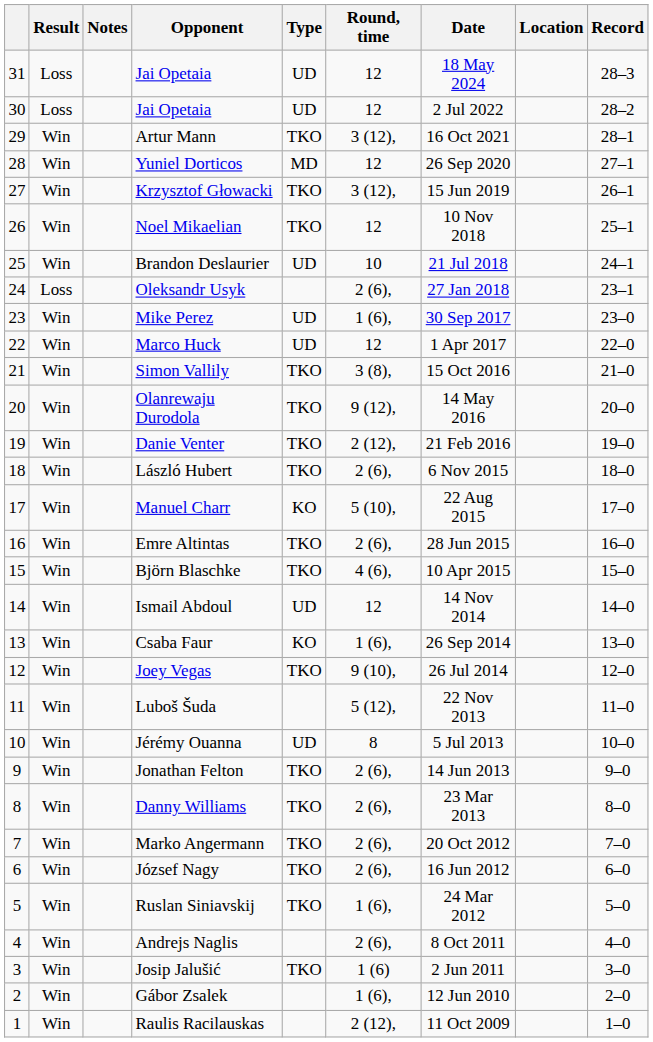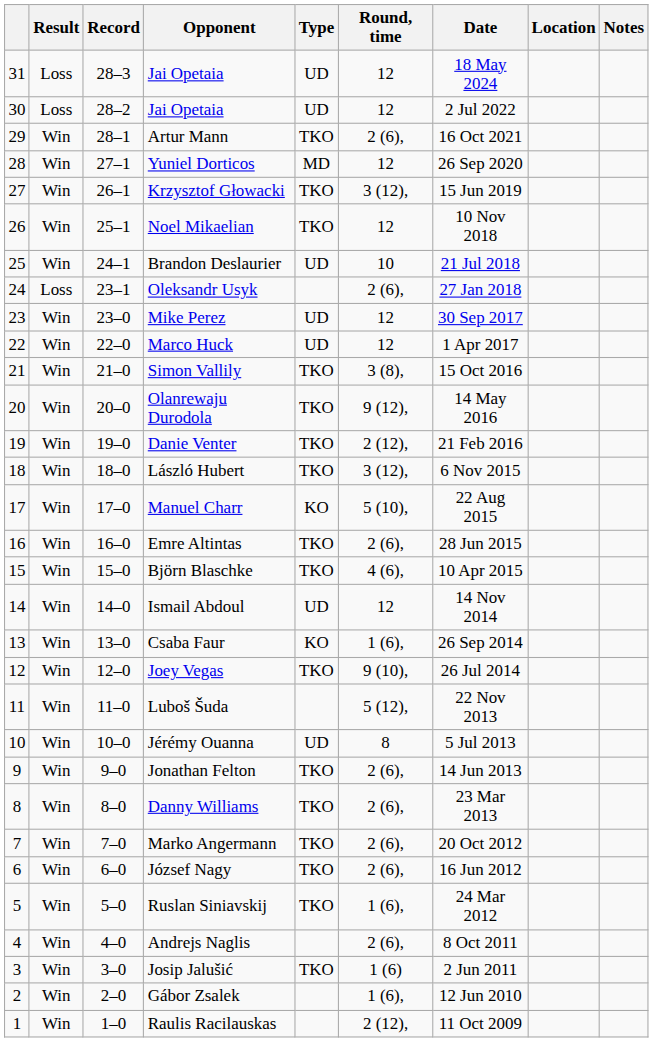columns swapped: (618, 27) <-> (107, 27)
(373, 136) 3 (12), -> (386, 136) 2 (6),
(373, 317) 1 (6), -> (386, 317) 12
(373, 470) 2 (6), -> (386, 470) 3 (12),
